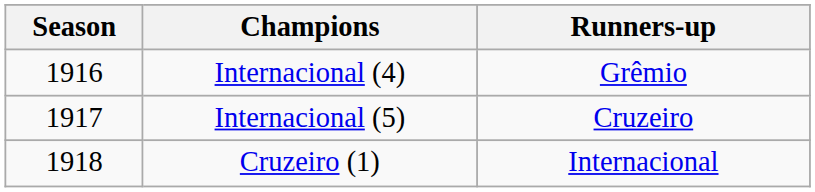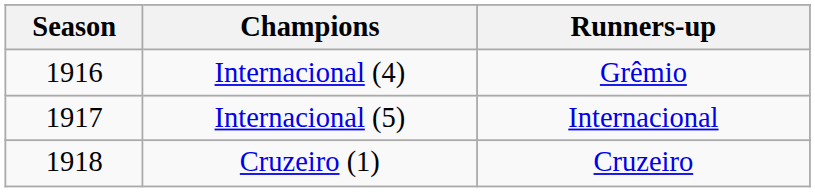(643, 117) Cruzeiro -> (643, 117) Internacional
(643, 162) Internacional -> (643, 162) Cruzeiro
